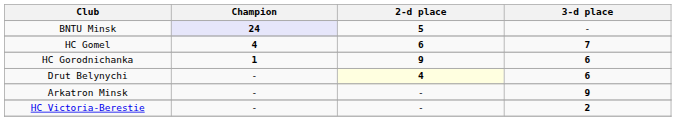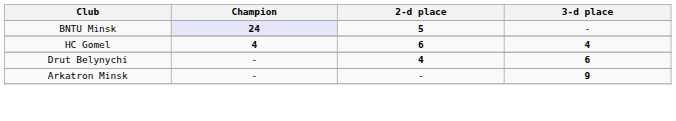(587, 44) 7 -> (587, 44) 4
- row: (88, 60)
(421, 76) lightyellow background -> (421, 60) no background
- row: (88, 108)
